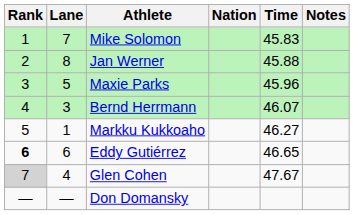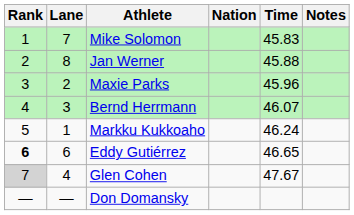(66, 84) 5 -> (66, 84) 2
(281, 130) 46.27 -> (281, 130) 46.24
